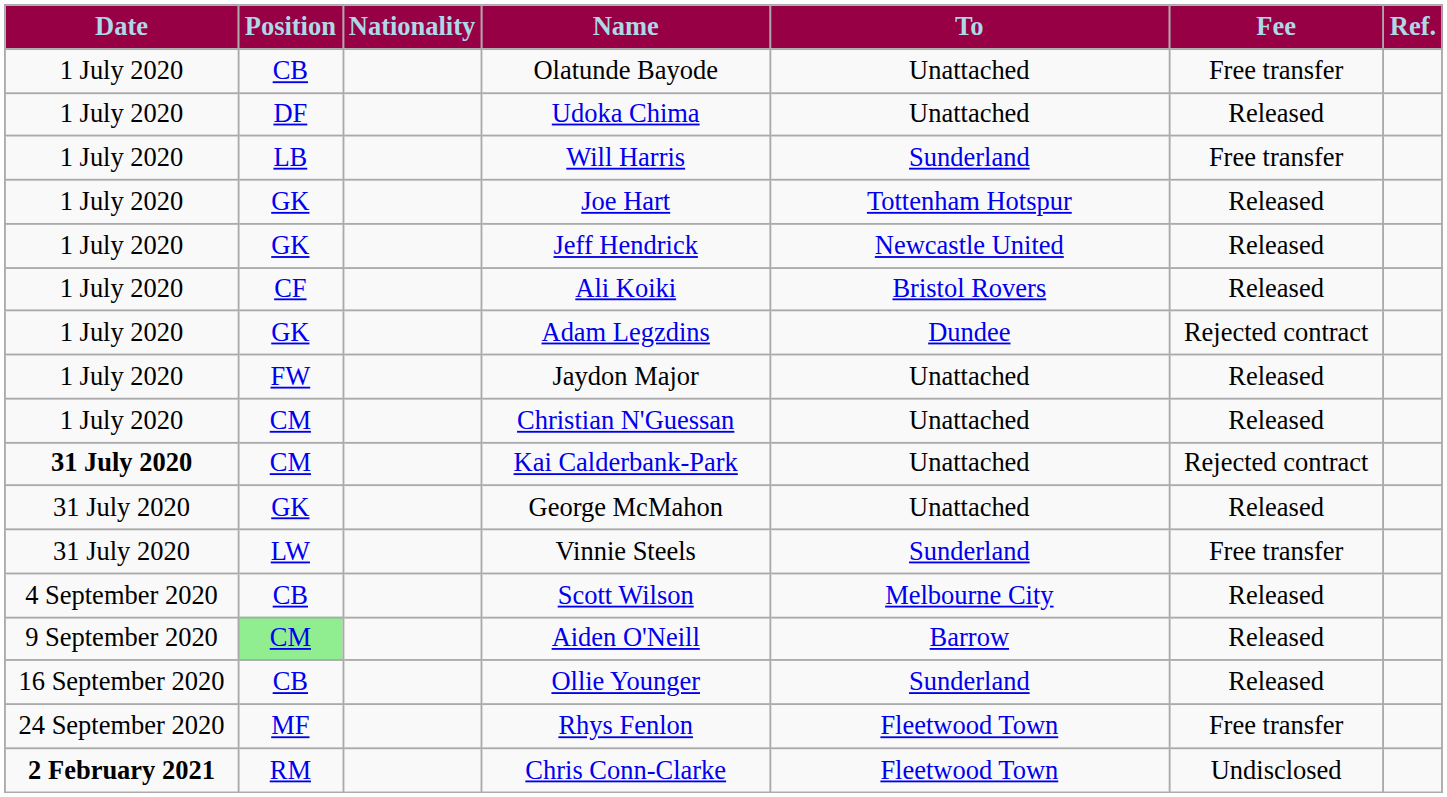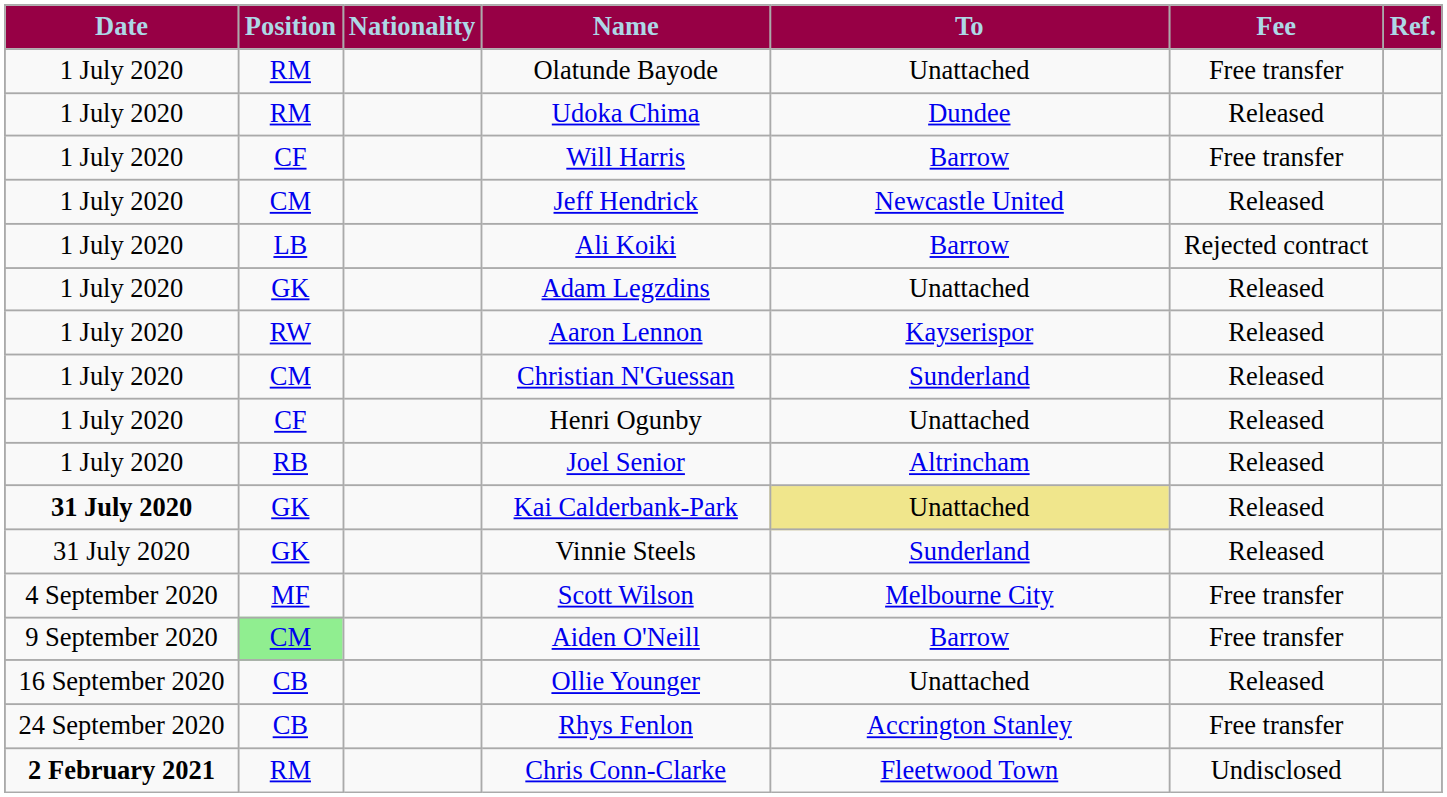(290, 70) CB -> (290, 70) RM
(290, 114) DF -> (290, 114) RM
(969, 114) Unattached -> (969, 114) Dundee
(290, 157) LB -> (290, 157) CF
(969, 157) Sunderland -> (969, 157) Barrow
- row: (626, 201)
(290, 245) GK -> (290, 201) CM
(290, 288) CF -> (290, 245) LB
(969, 288) Bristol Rovers -> (969, 245) Barrow
(1276, 288) Released -> (1276, 245) Rejected contract
(969, 332) Dundee -> (969, 288) Unattached
(1276, 332) Rejected contract -> (1276, 288) Released
+ row: (626, 332)
- row: (626, 376)
(969, 420) Unattached -> (969, 376) Sunderland
+ row: (626, 420)
+ row: (626, 463)
(290, 463) CM -> (290, 507) GK
(969, 463) no background -> (969, 507) khaki background
(1276, 463) Rejected contract -> (1276, 507) Released
- row: (626, 507)
(290, 551) LW -> (290, 551) GK
(1276, 551) Free transfer -> (1276, 551) Released
(290, 594) CB -> (290, 594) MF
(1276, 594) Released -> (1276, 594) Free transfer
(1276, 638) Released -> (1276, 638) Free transfer
(969, 682) Sunderland -> (969, 682) Unattached
(290, 725) MF -> (290, 725) CB
(969, 725) Fleetwood Town -> (969, 725) Accrington Stanley
